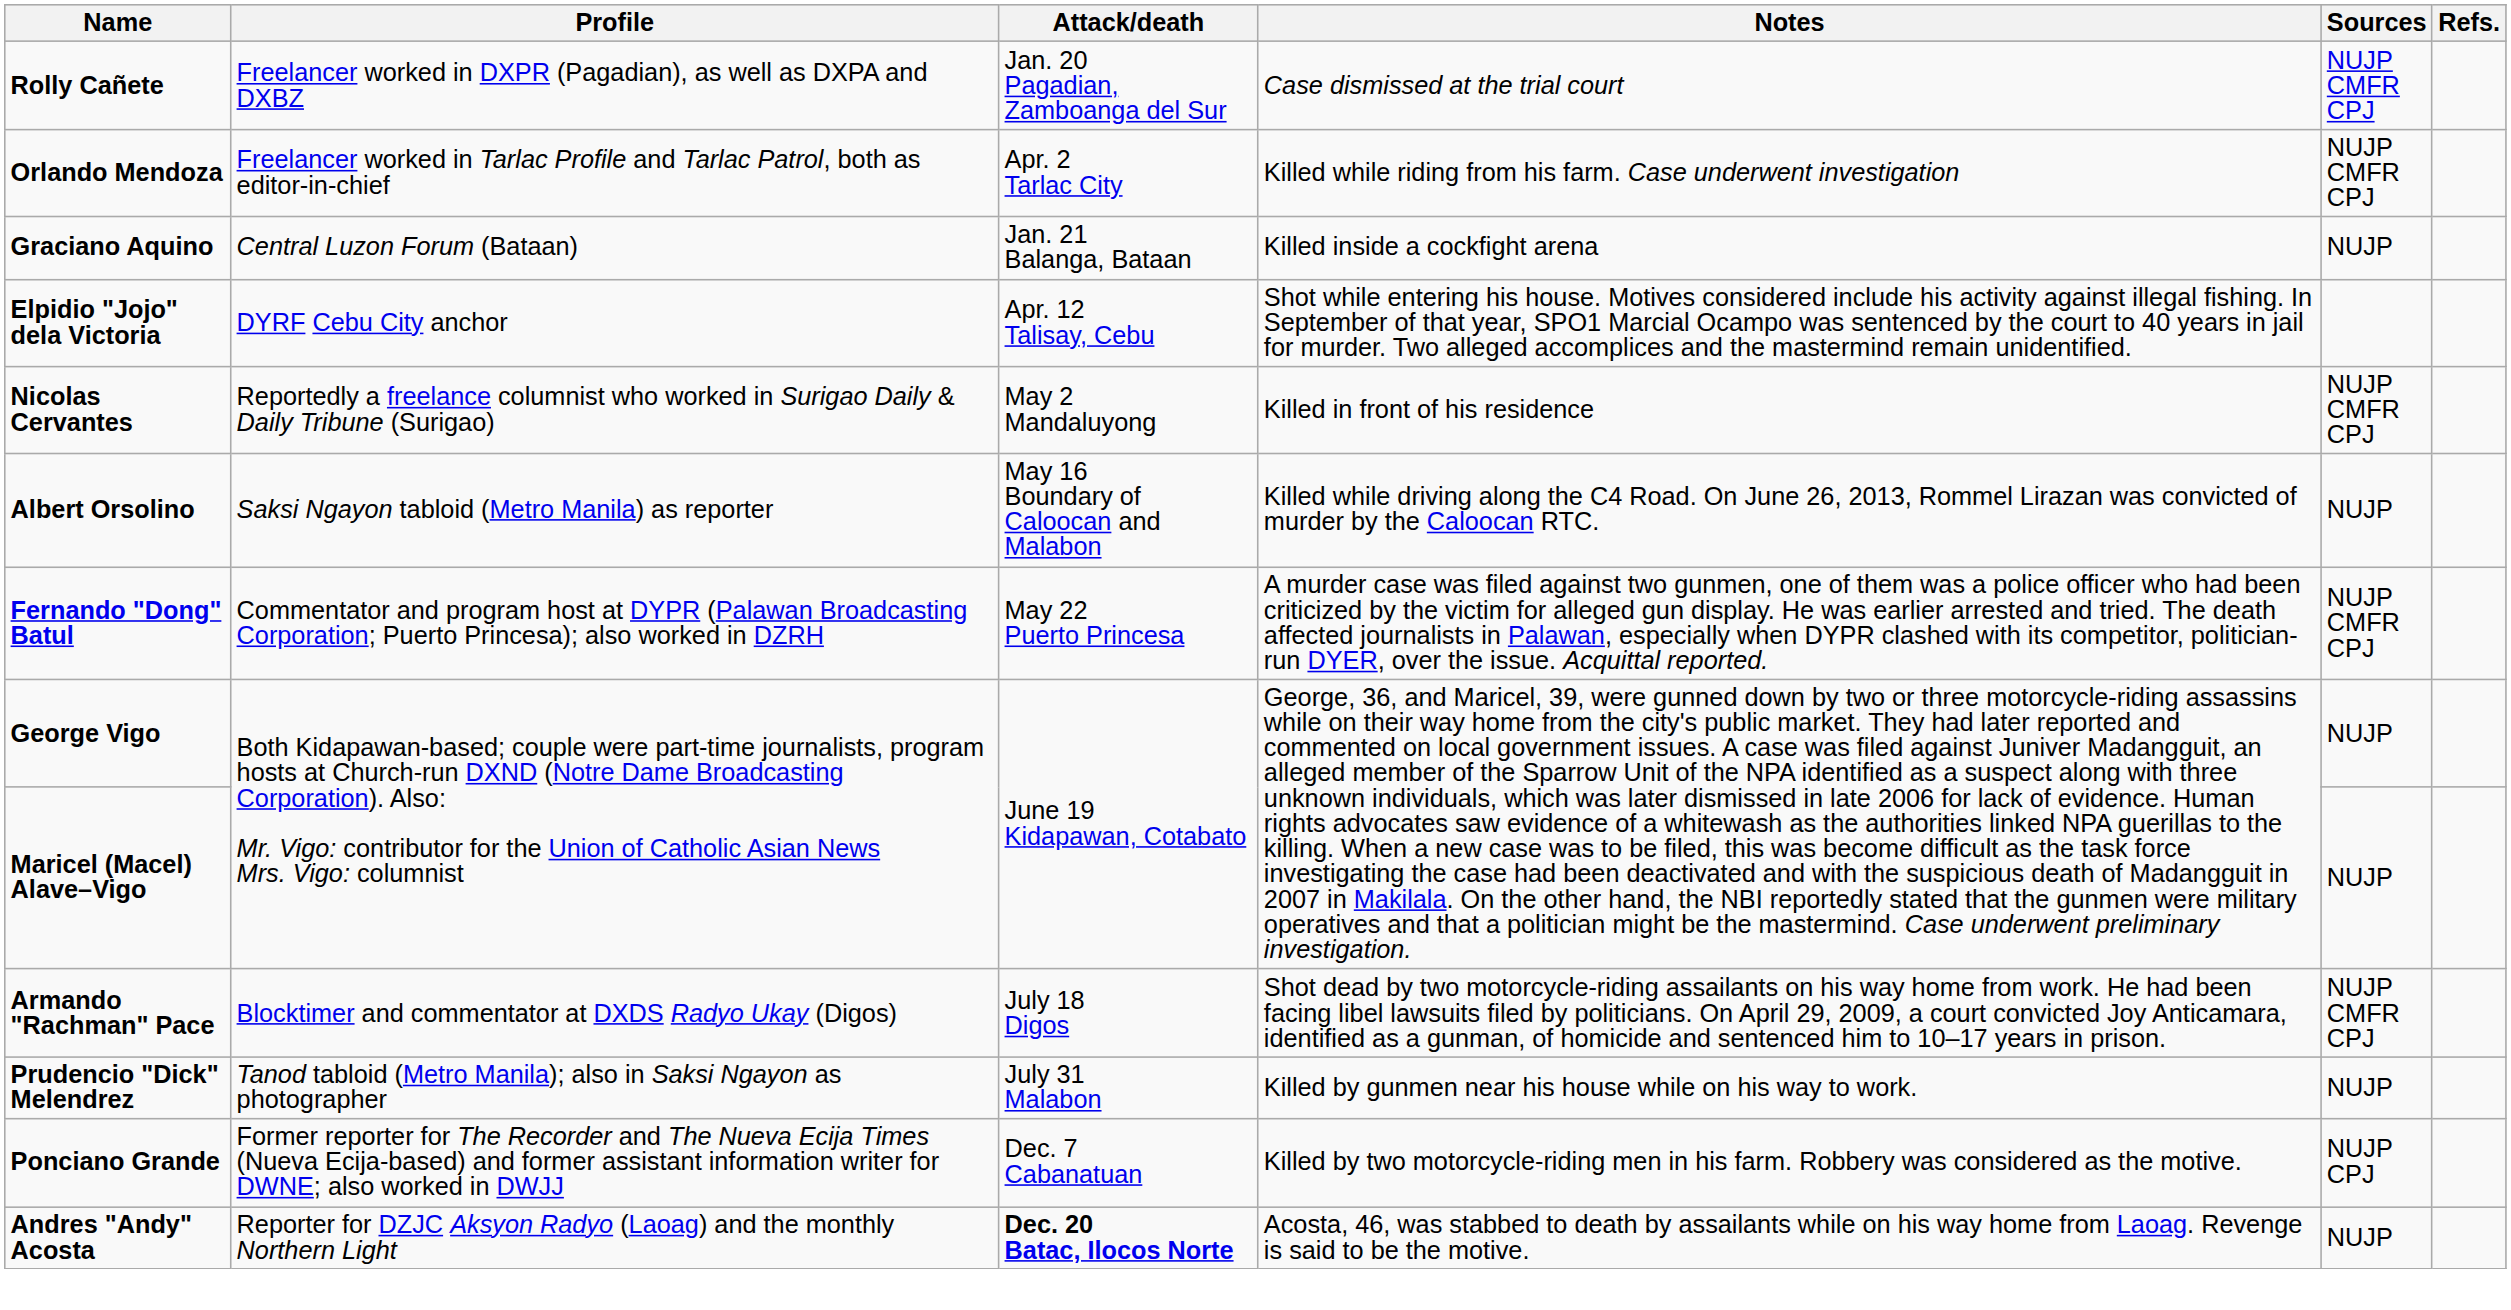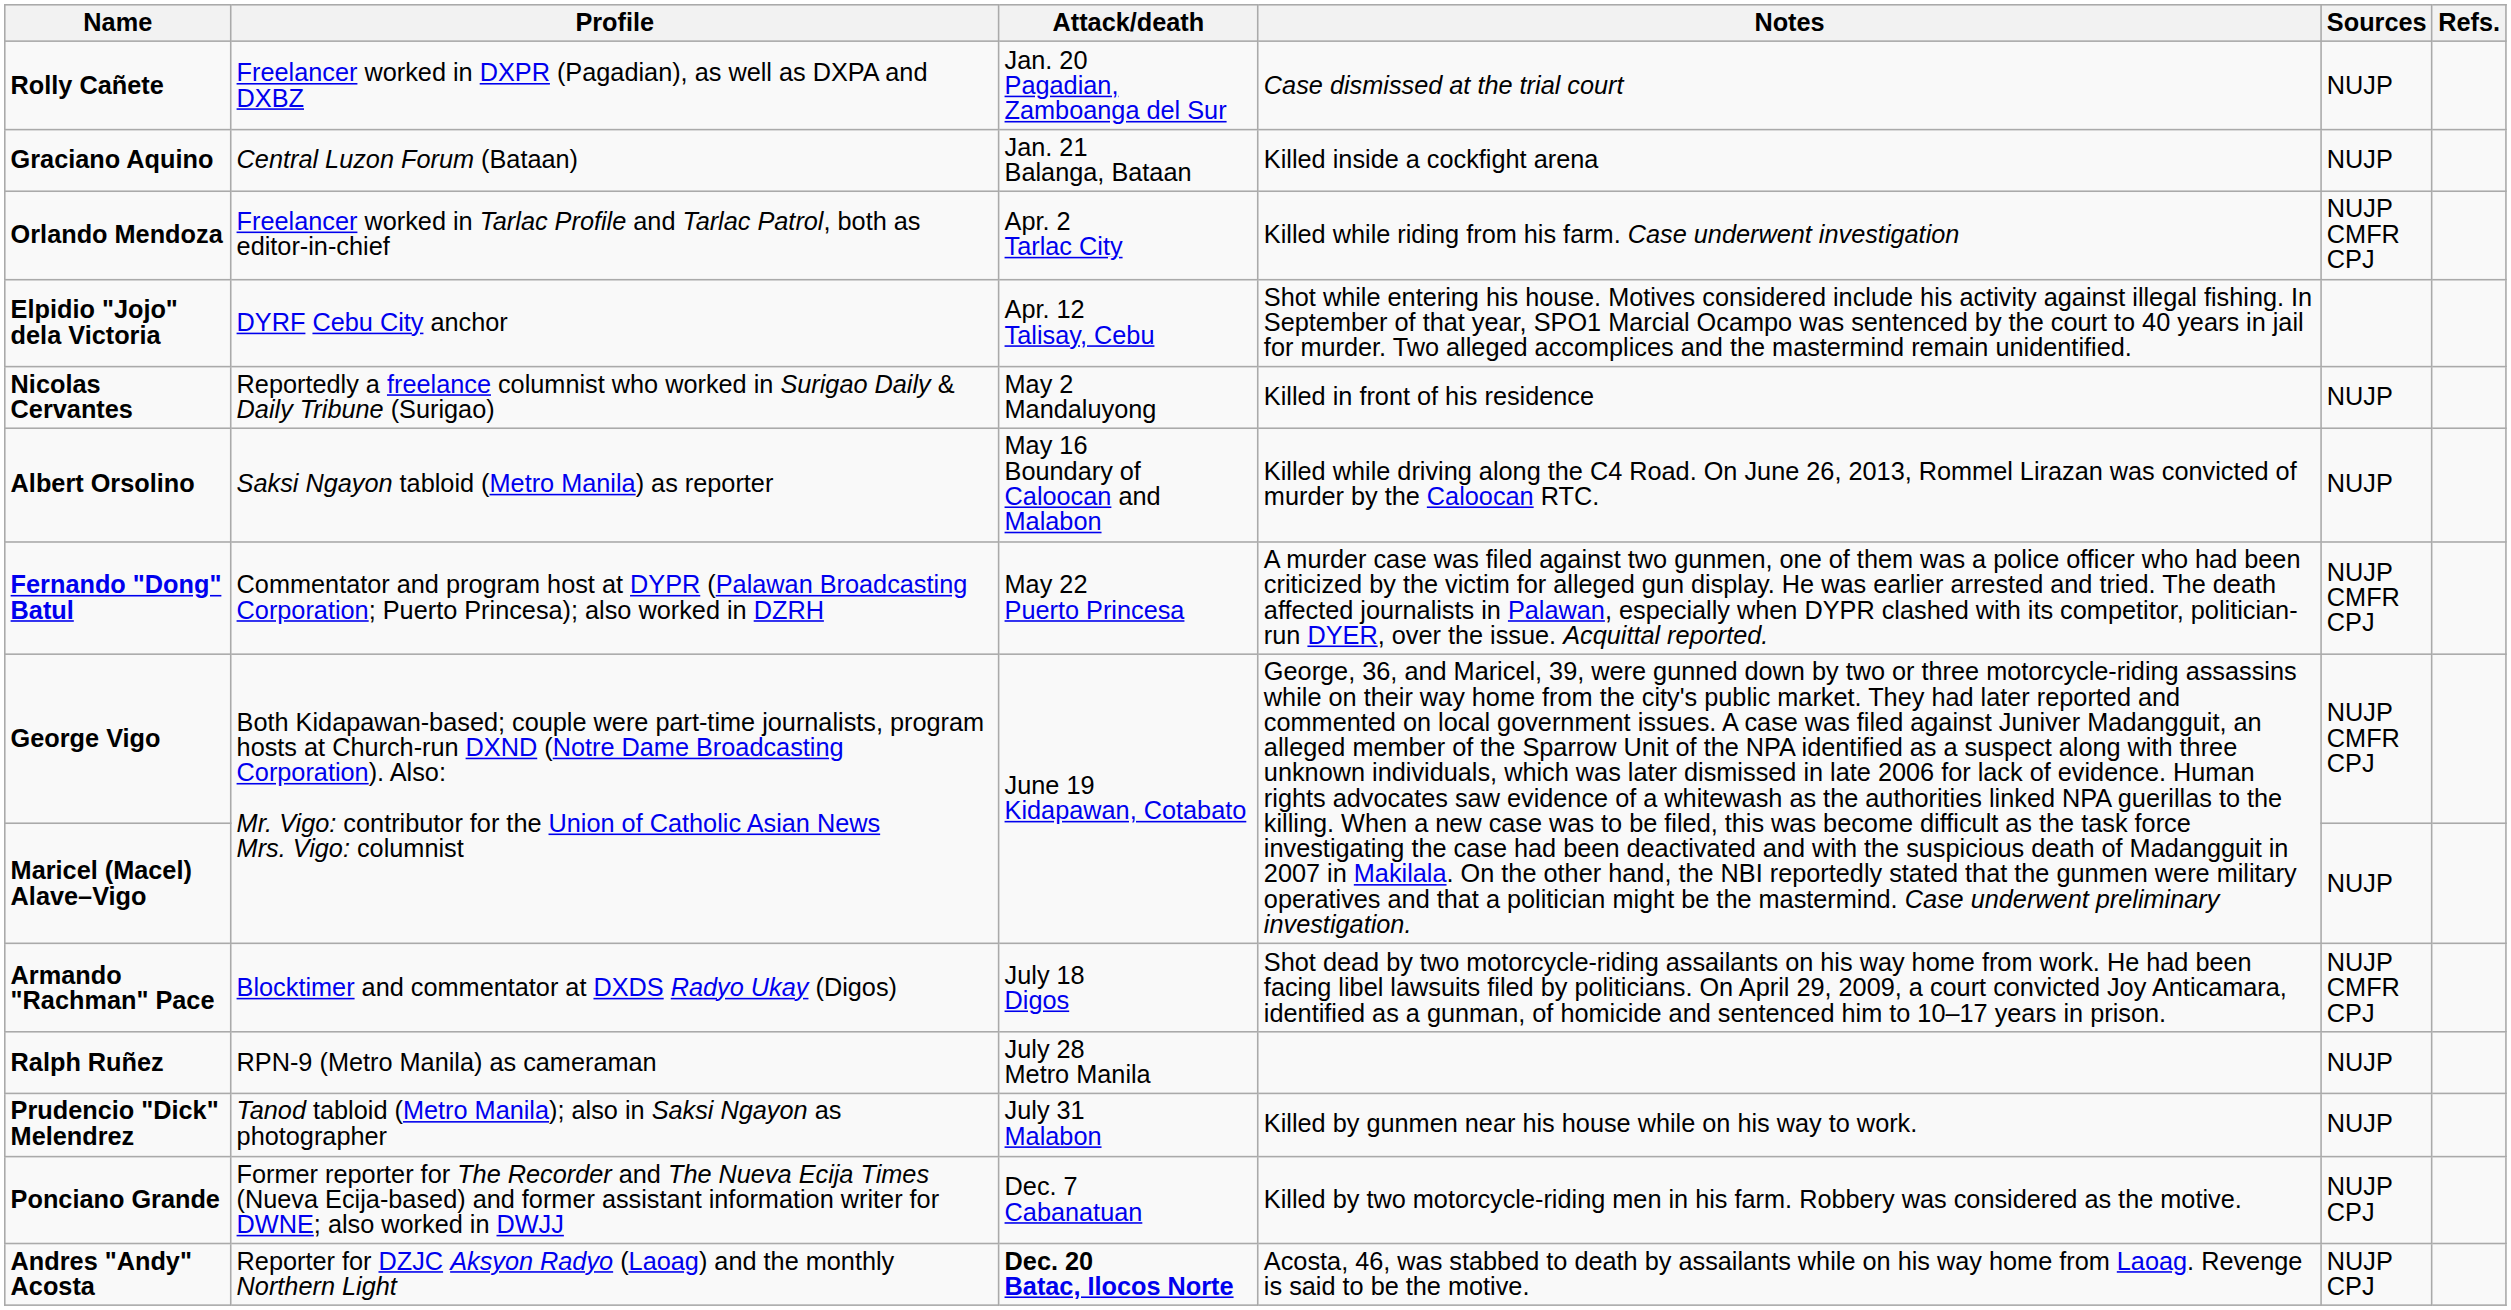(2363, 85) NUJP CMFR CPJ -> (2360, 85) NUJP
rows swapped: (112, 247) <-> (117, 172)
(2363, 409) NUJP CMFR CPJ -> (2360, 397) NUJP
(2360, 733) NUJP -> (2363, 738) NUJP CMFR CPJ
+ row: (87, 1062)
(2360, 1237) NUJP -> (2360, 1274) NUJP CPJ
